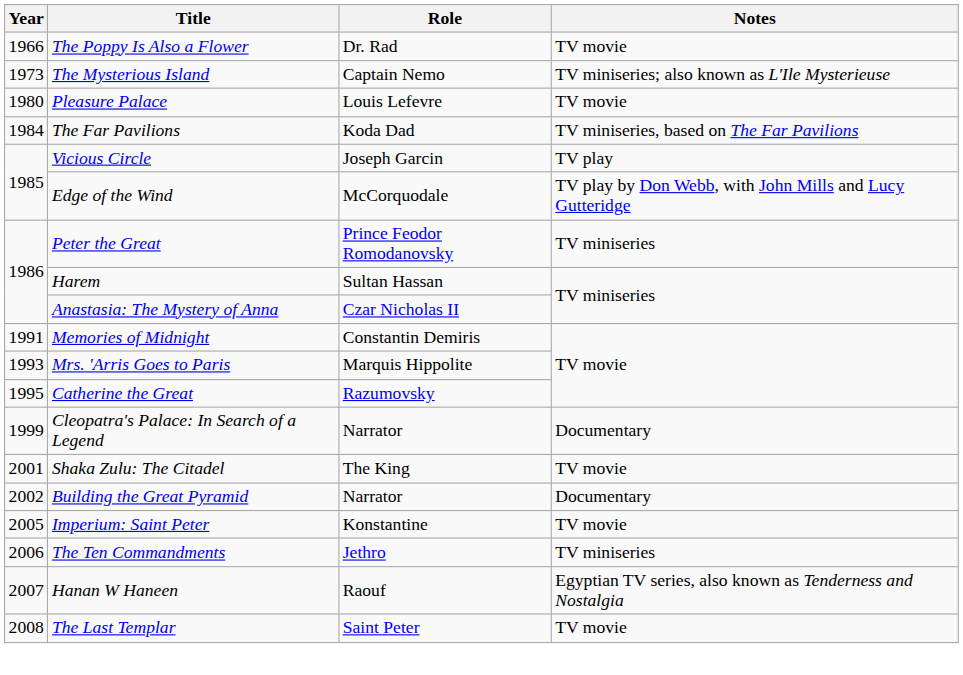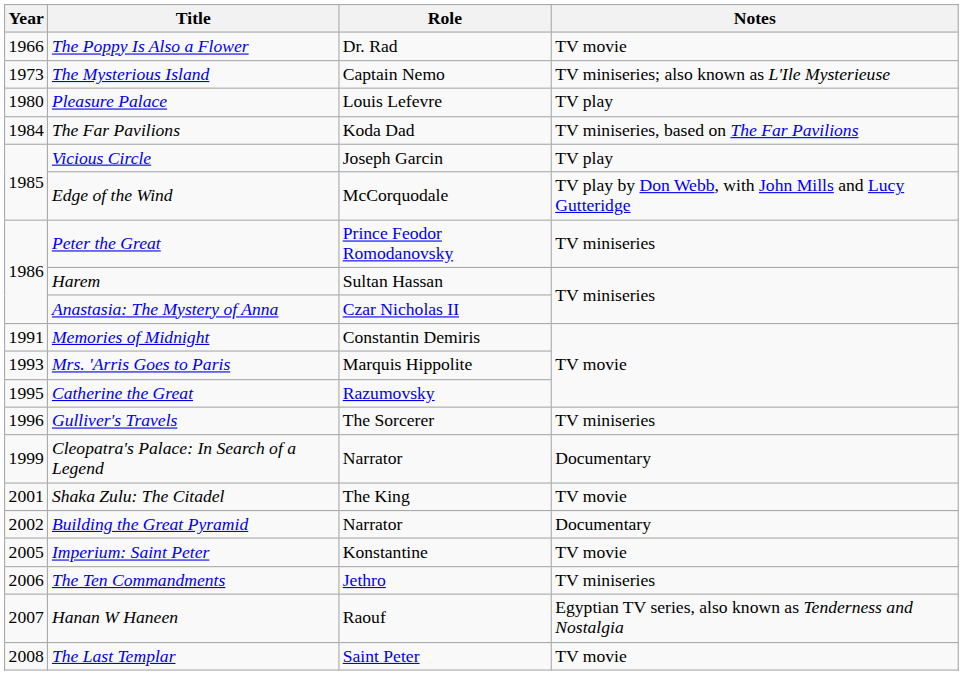(591, 102) TV movie -> (584, 102) TV play
+ row: (115, 420)
